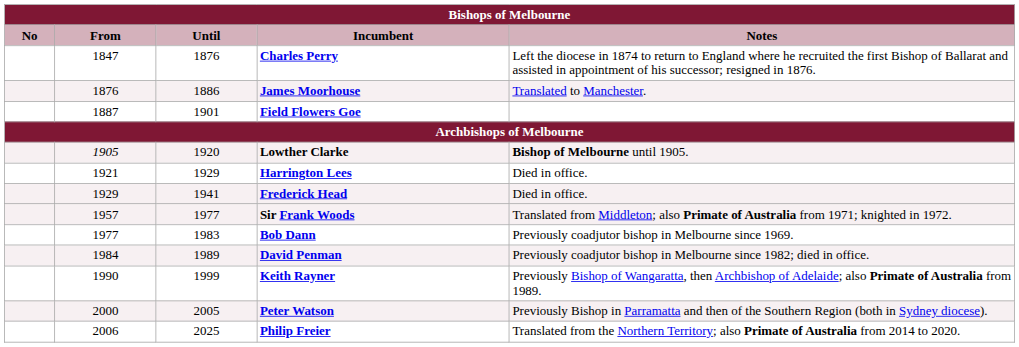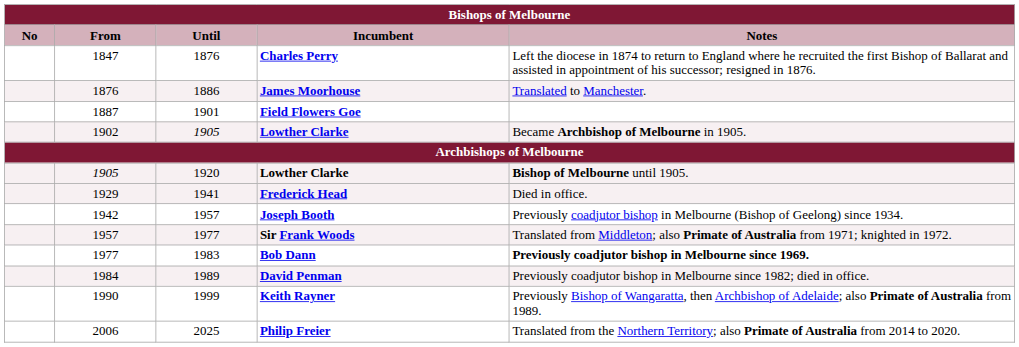+ row: (105, 132)
- row: (105, 173)
+ row: (105, 214)
(653, 234) normal -> (661, 255) bold
- row: (105, 311)
